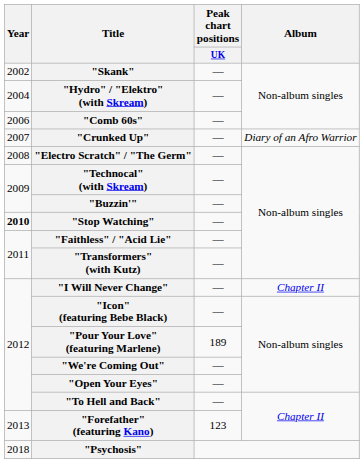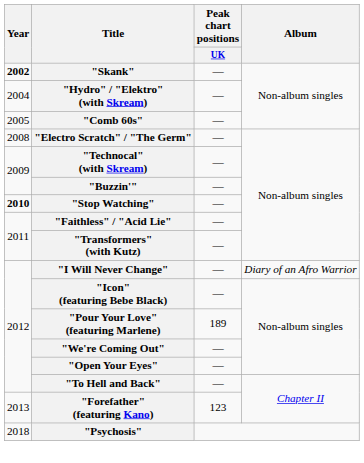(18, 72) normal -> (18, 72) bold
(18, 120) 2006 -> (18, 120) 2005
- row: (113, 137)
(300, 287) Chapter II -> (300, 269) Diary of an Afro Warrior
